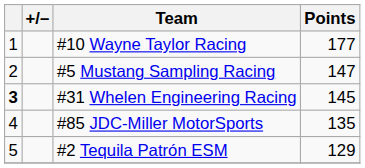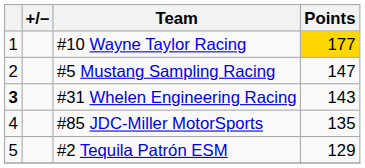(341, 44) no background -> (341, 44) gold background
(341, 97) 145 -> (341, 97) 143
